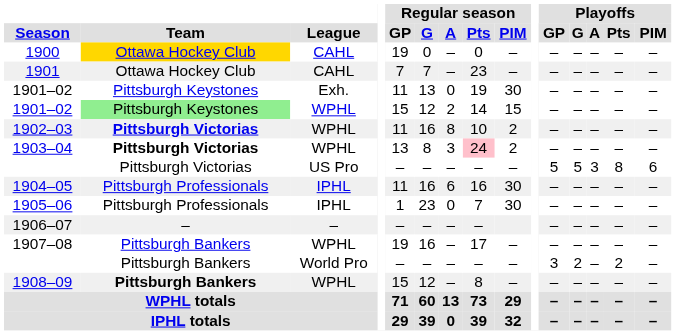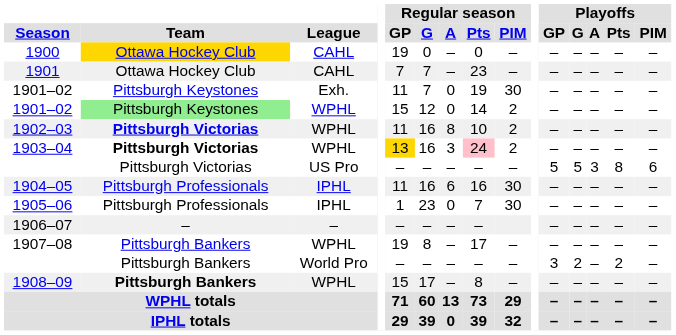(427, 90) 13 -> (427, 90) 7
(451, 109) 2 -> (451, 109) 0
(513, 109) 15 -> (513, 109) 2
(400, 148) no background -> (400, 148) gold background
(427, 148) 8 -> (427, 148) 16
(427, 244) 16 -> (427, 244) 8
(427, 282) 12 -> (427, 282) 17
